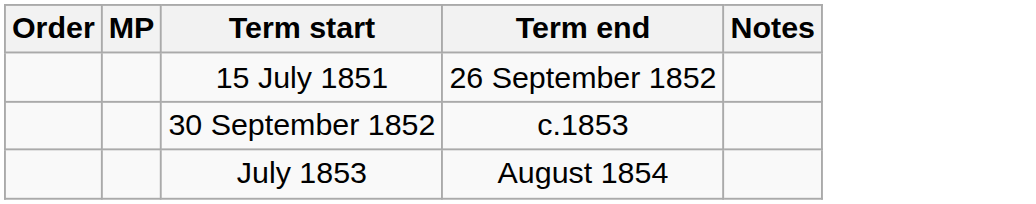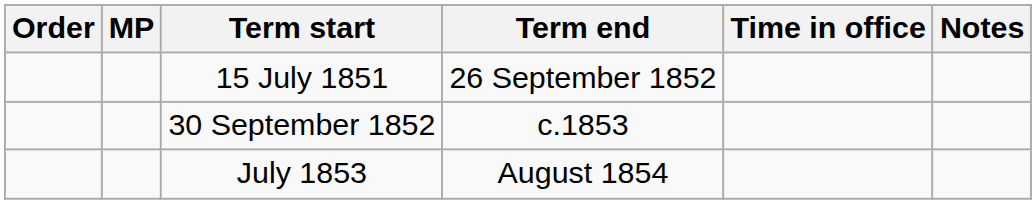+ column: (828, 28)
